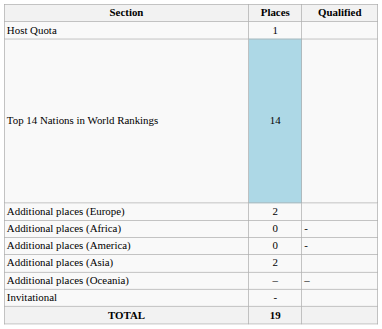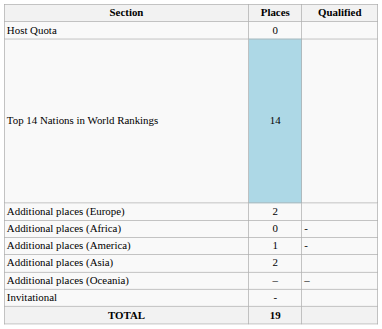(275, 30) 1 -> (275, 30) 0
(275, 246) 0 -> (275, 246) 1
